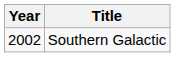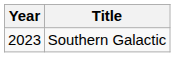(24, 39) 2002 -> (24, 39) 2023
